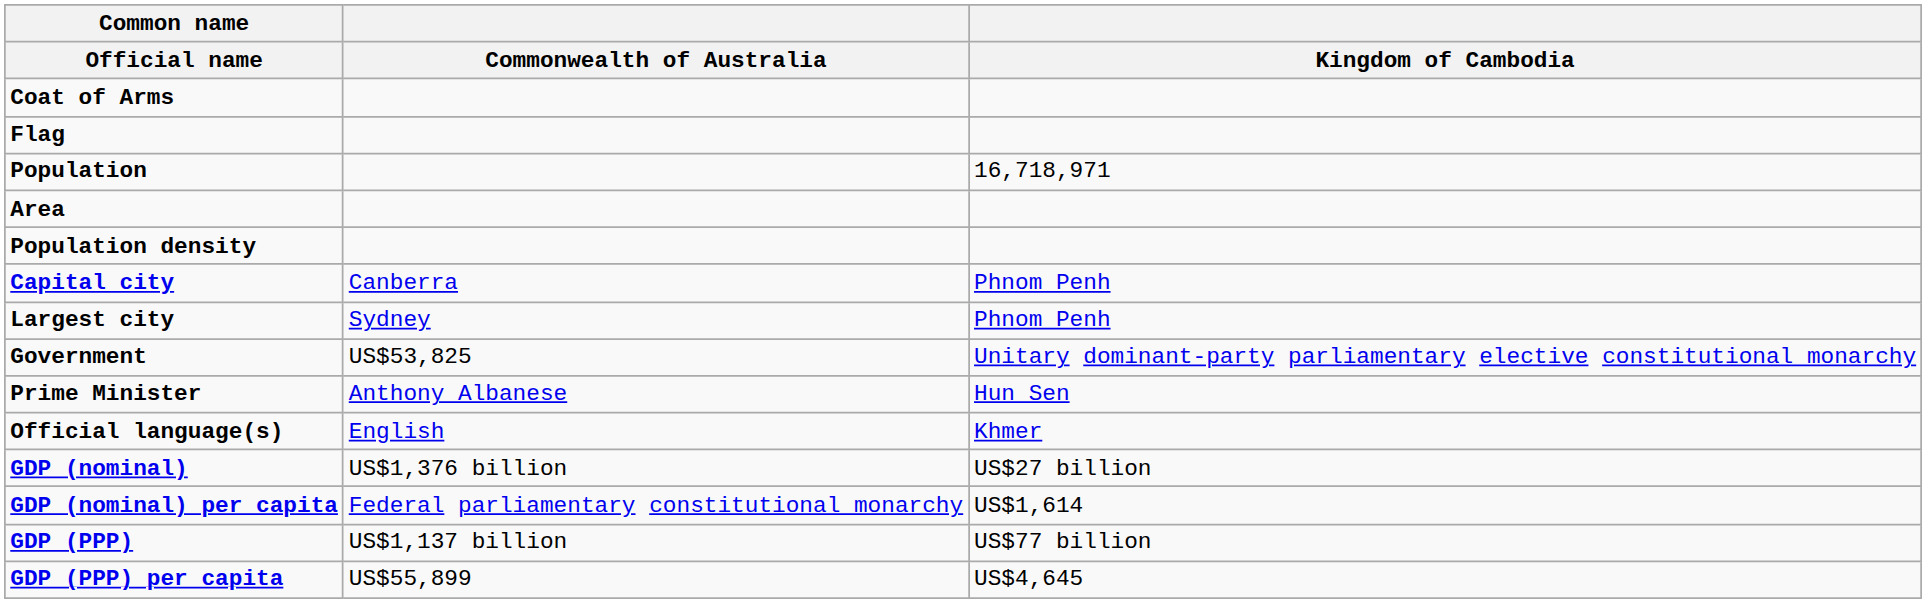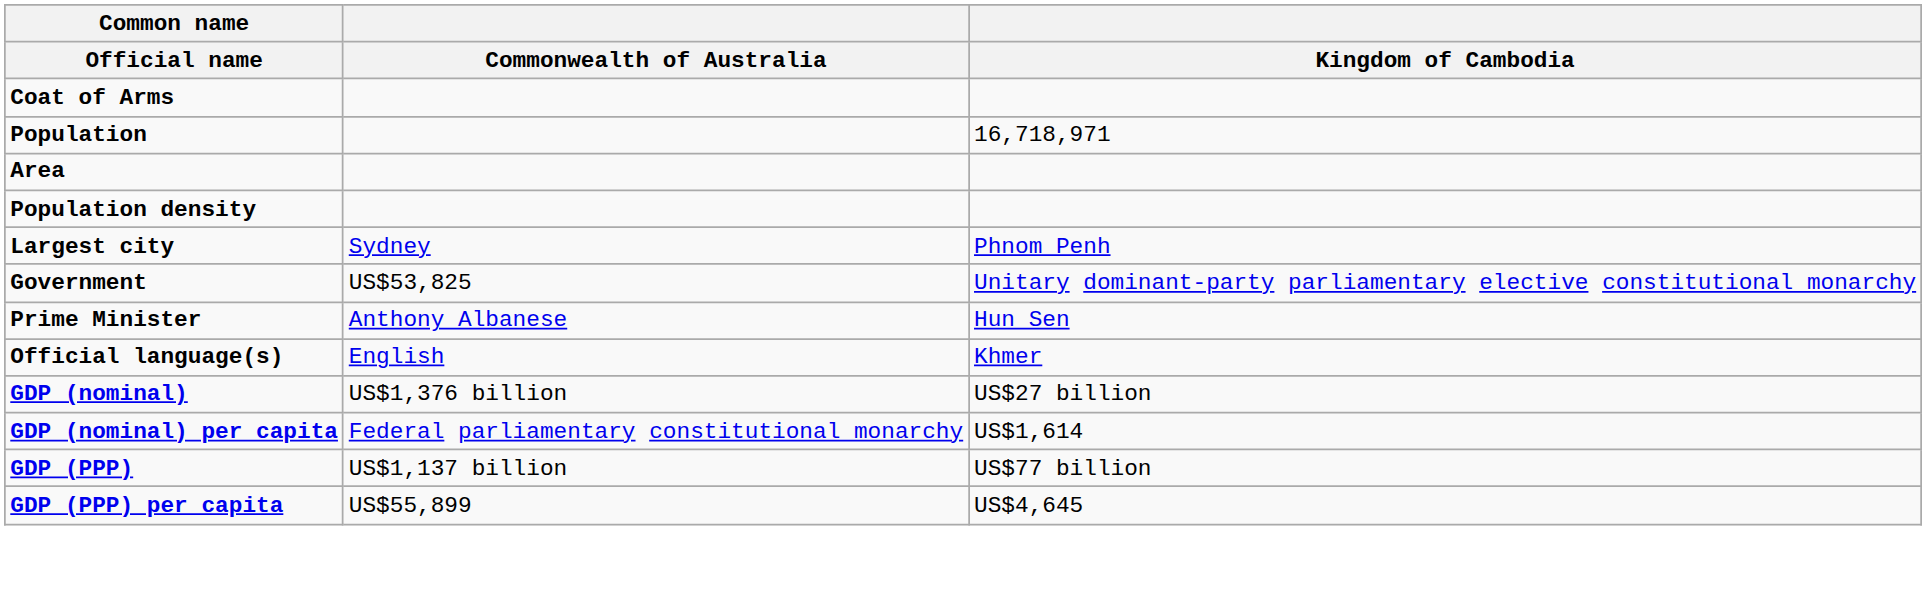- row: (38, 135)
- row: (92, 283)
